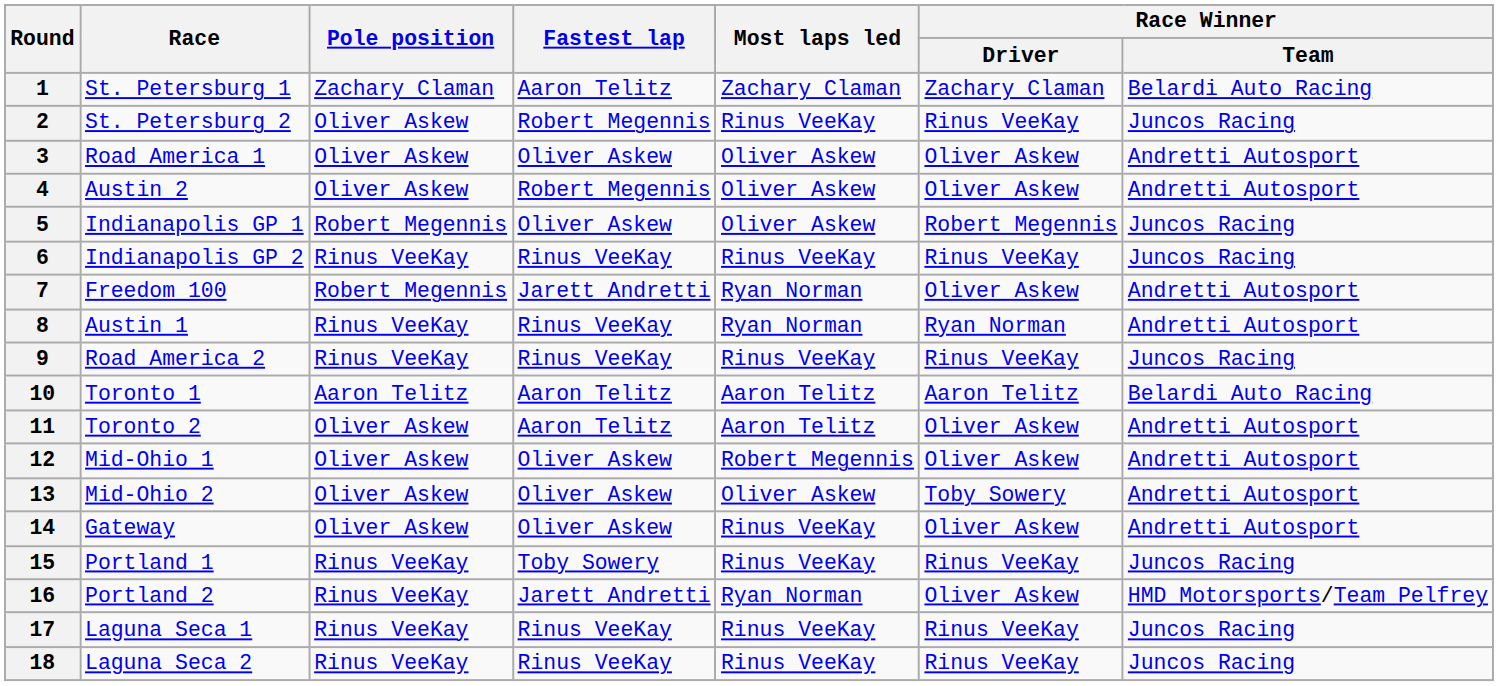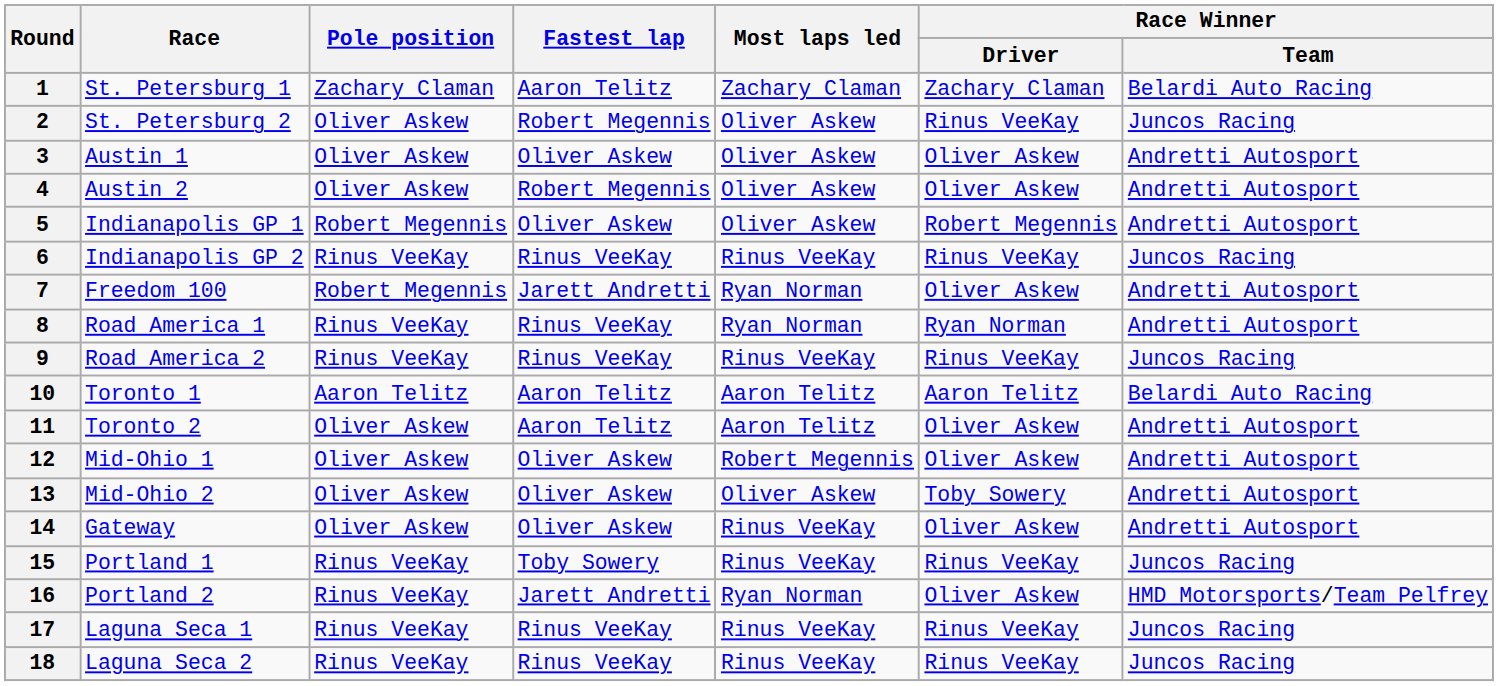(798, 123) Rinus VeeKay -> (798, 123) Oliver Askew
(175, 157) Road America 1 -> (136, 157) Austin 1
(1211, 225) Juncos Racing -> (1244, 225) Andretti Autosport
(136, 326) Austin 1 -> (175, 326) Road America 1
